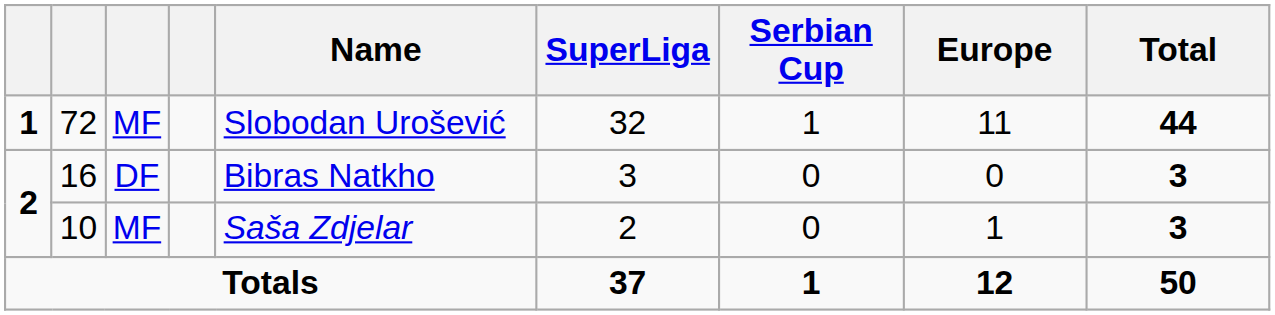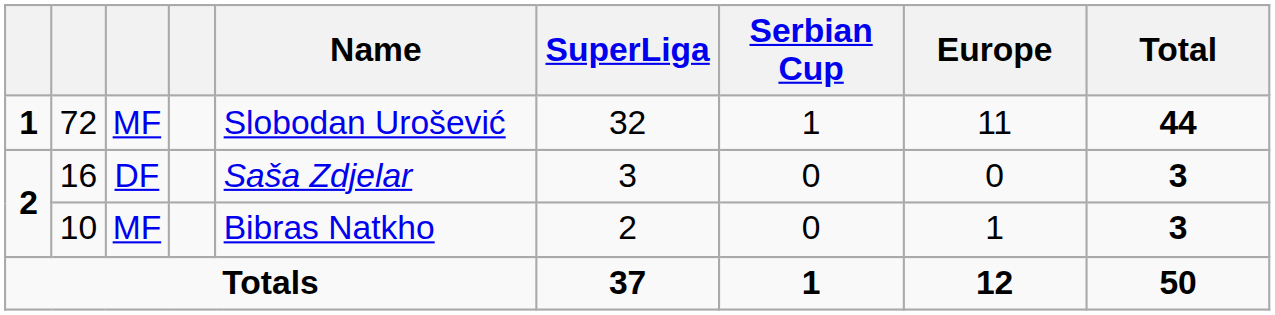(329, 175) Bibras Natkho -> (318, 175) Saša Zdjelar
(318, 228) Saša Zdjelar -> (329, 228) Bibras Natkho
